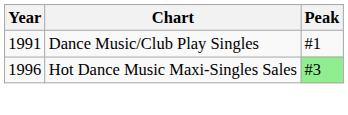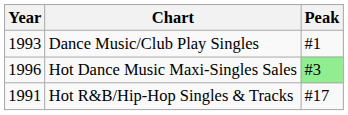(25, 43) 1991 -> (25, 43) 1993
+ row: (171, 95)
